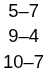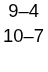- row: (24, 11)
